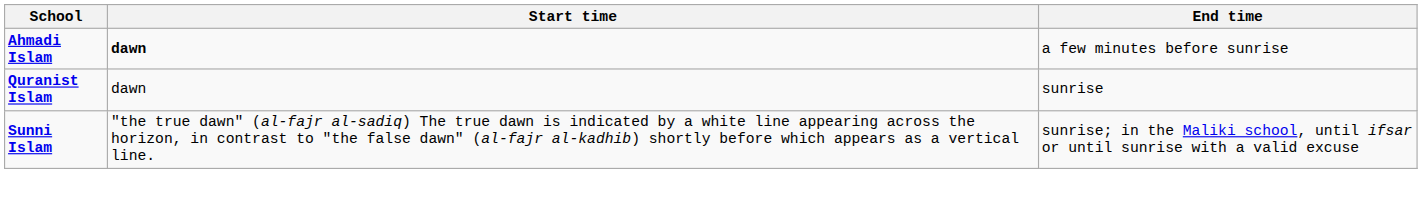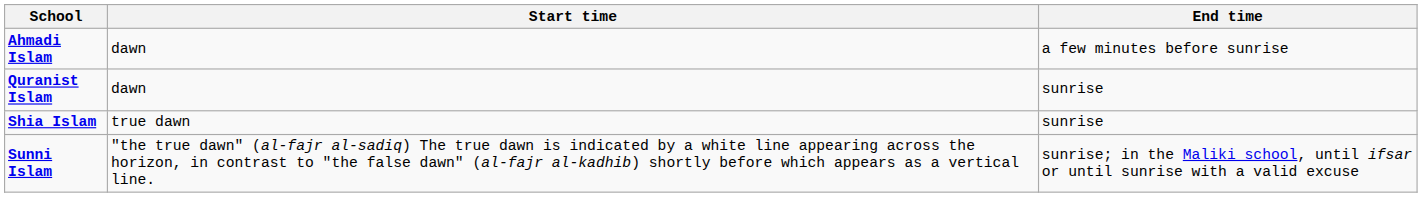(129, 49) bold -> (129, 49) normal
+ row: (52, 122)
